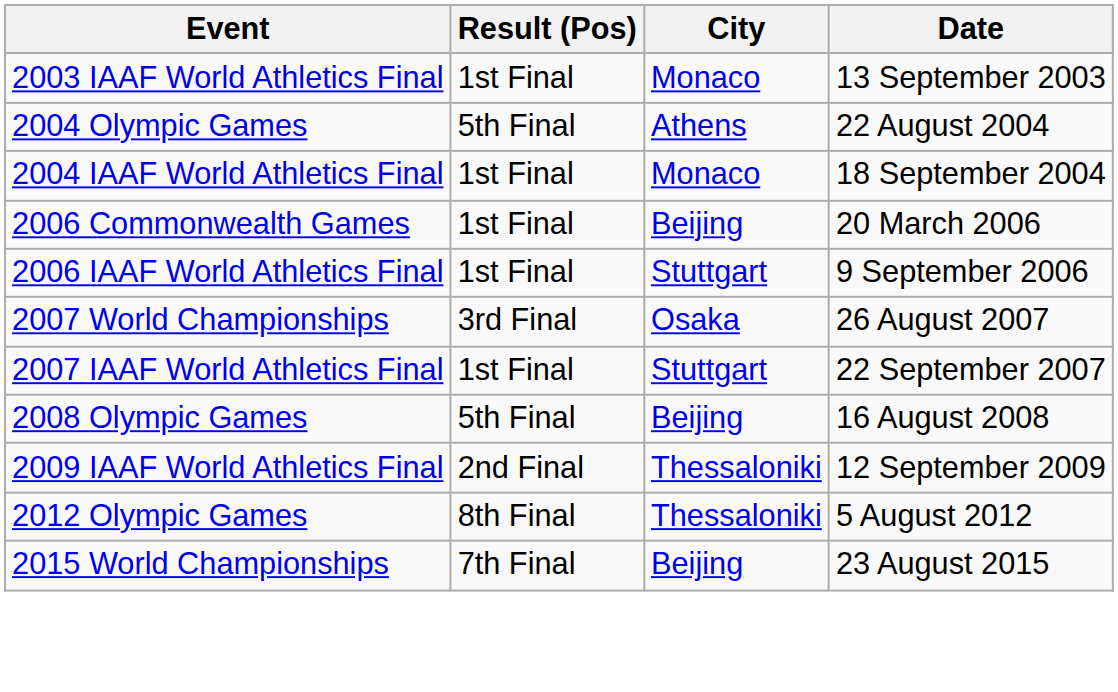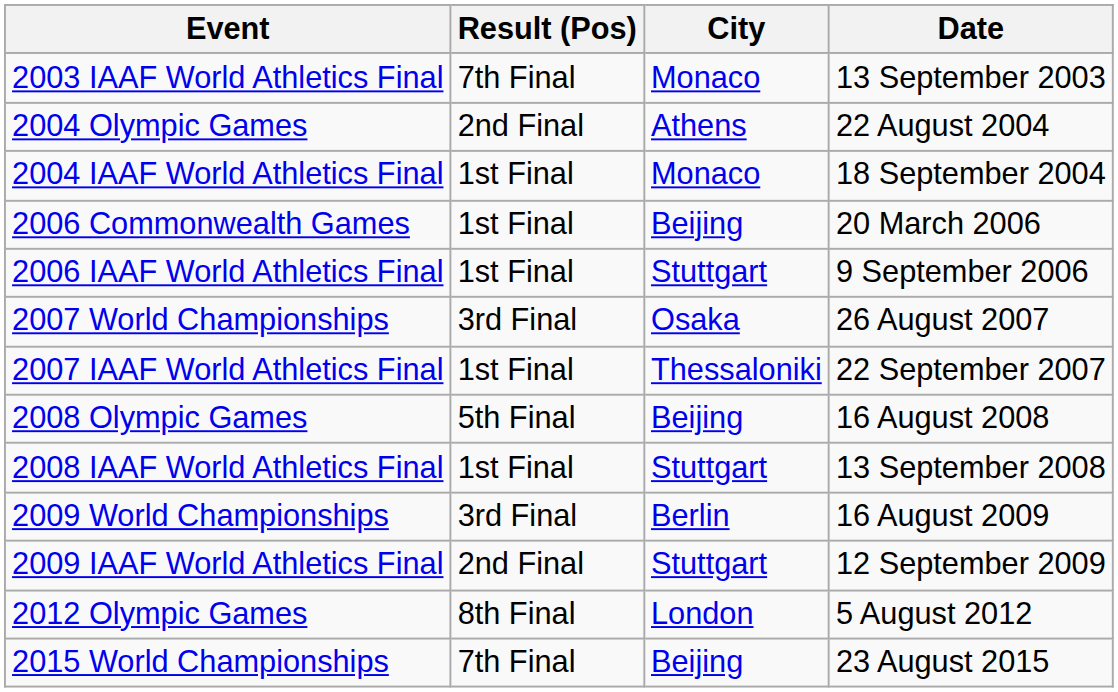(516, 77) 1st Final -> (517, 77) 7th Final
(517, 126) 5th Final -> (521, 126) 2nd Final
(709, 369) Stuttgart -> (736, 369) Thessaloniki
+ row: (228, 467)
+ row: (200, 516)
(736, 467) Thessaloniki -> (709, 564) Stuttgart
(736, 516) Thessaloniki -> (702, 613) London
